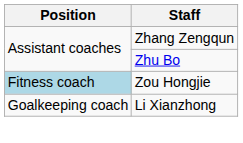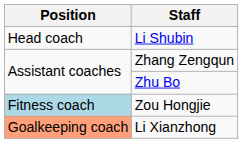+ row: (164, 37)
(68, 104) no background -> (68, 127) lightsalmon background
